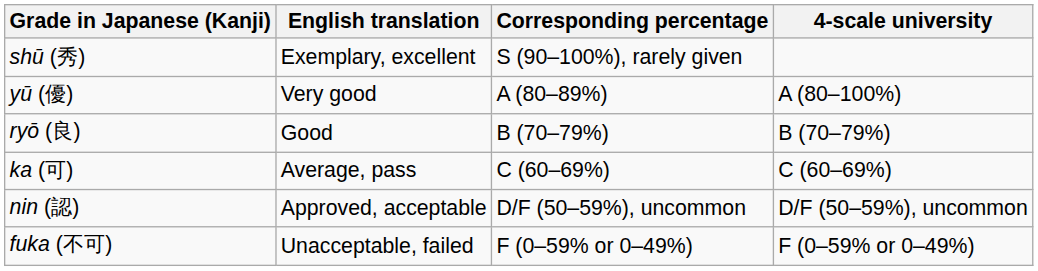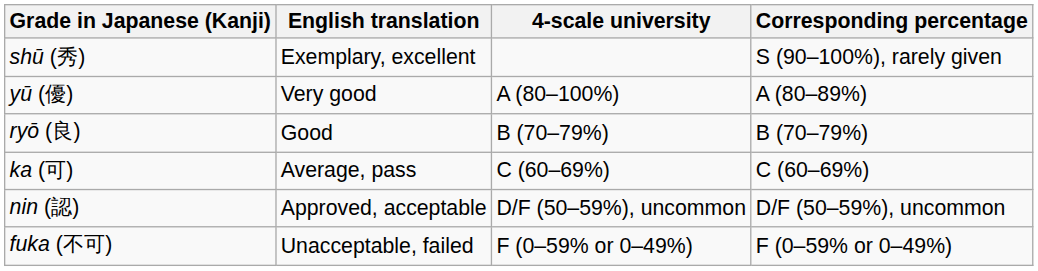columns swapped: (632, 21) <-> (903, 21)
